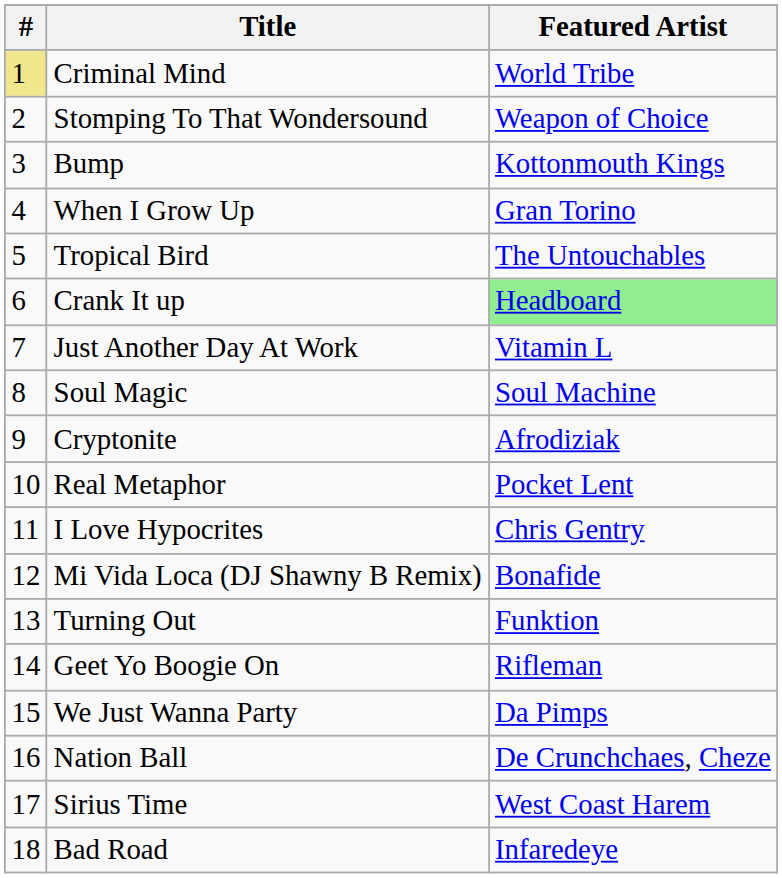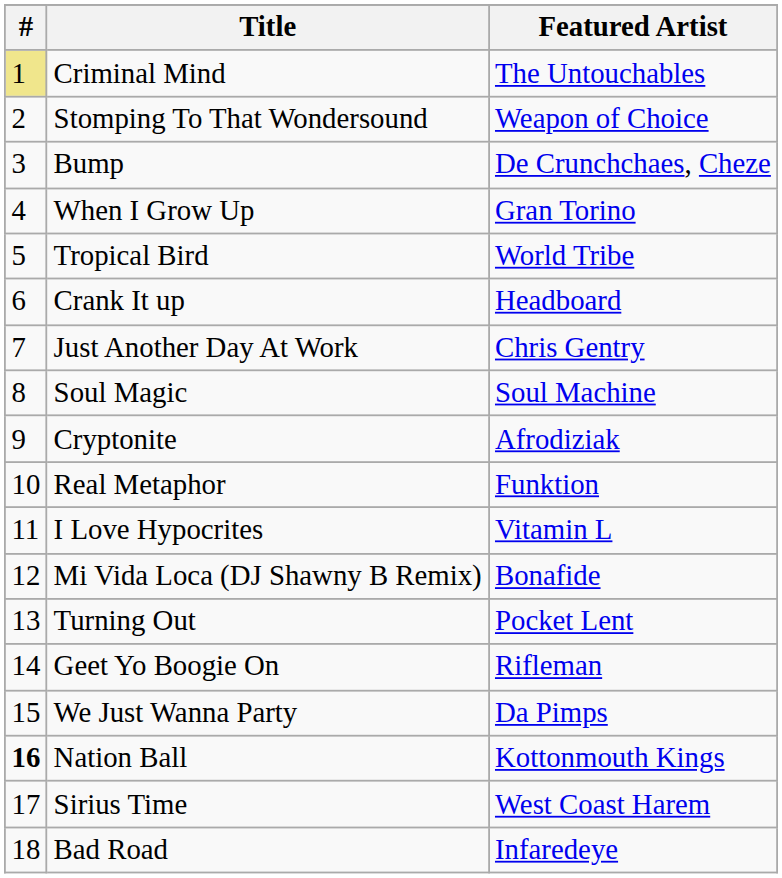(565, 73) World Tribe -> (600, 73) The Untouchables
(610, 164) Kottonmouth Kings -> (633, 164) De Crunchchaes, Cheze
(600, 255) The Untouchables -> (565, 255) World Tribe
(558, 301) lightgreen background -> (558, 301) no background
(554, 347) Vitamin L -> (570, 347) Chris Gentry
(564, 484) Pocket Lent -> (547, 484) Funktion
(570, 529) Chris Gentry -> (554, 529) Vitamin L
(547, 621) Funktion -> (564, 621) Pocket Lent
(26, 758) normal -> (26, 758) bold
(633, 758) De Crunchchaes, Cheze -> (610, 758) Kottonmouth Kings
